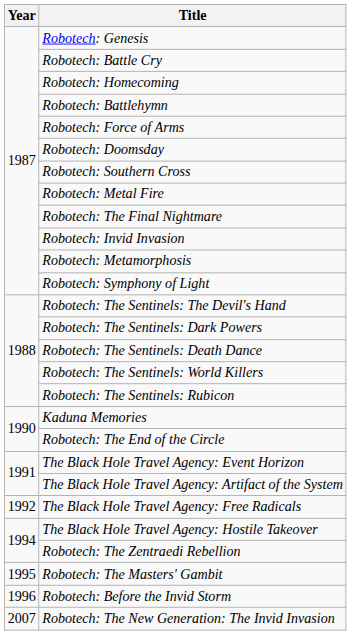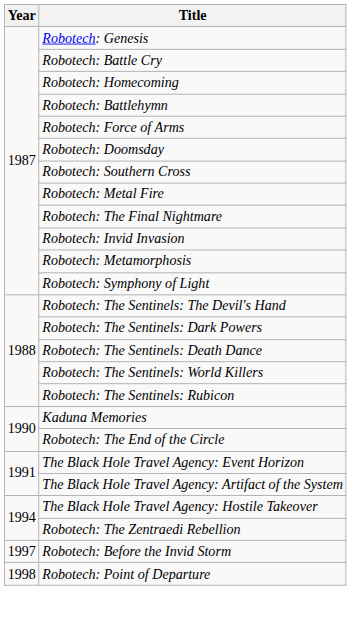- row: (172, 506)
- row: (132, 573)
(22, 596) 1996 -> (22, 551) 1997
+ row: (126, 573)
- row: (189, 618)
